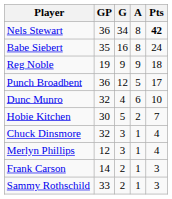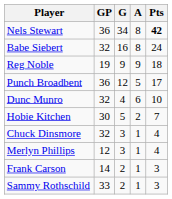(104, 47) 35 -> (104, 47) 32
